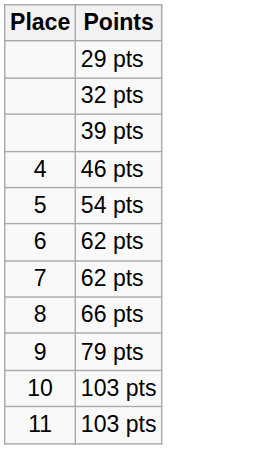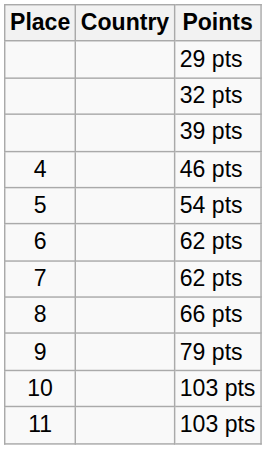+ column: (125, 22)
